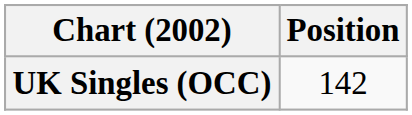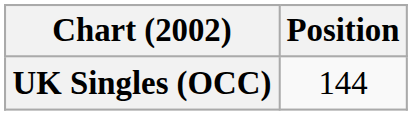(343, 82) 142 -> (343, 82) 144
